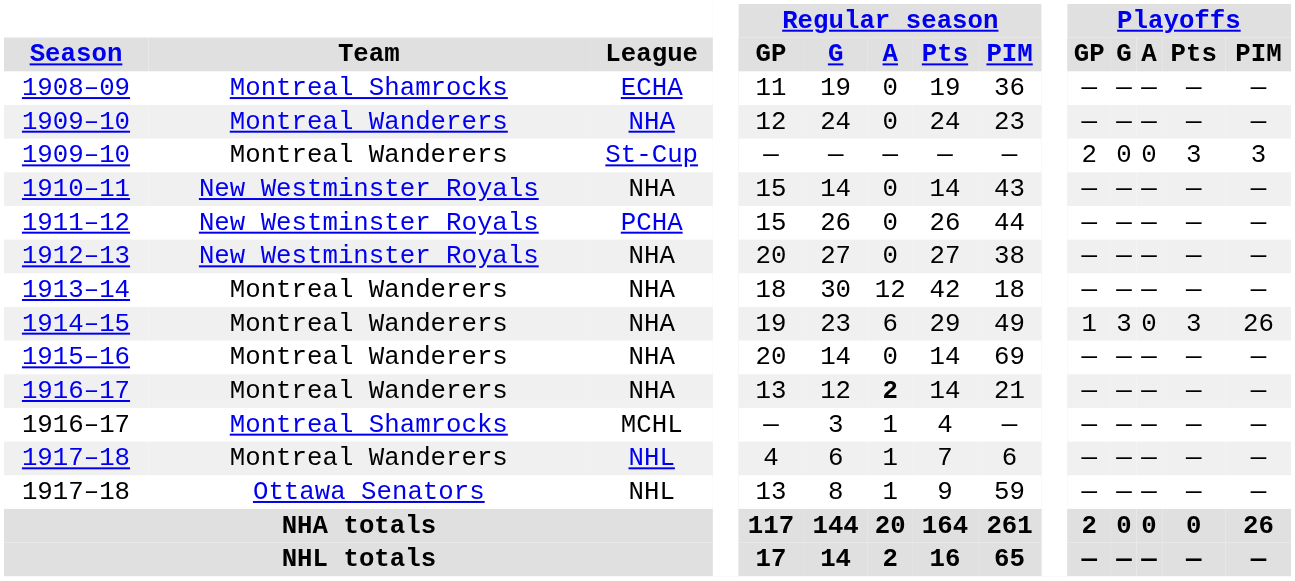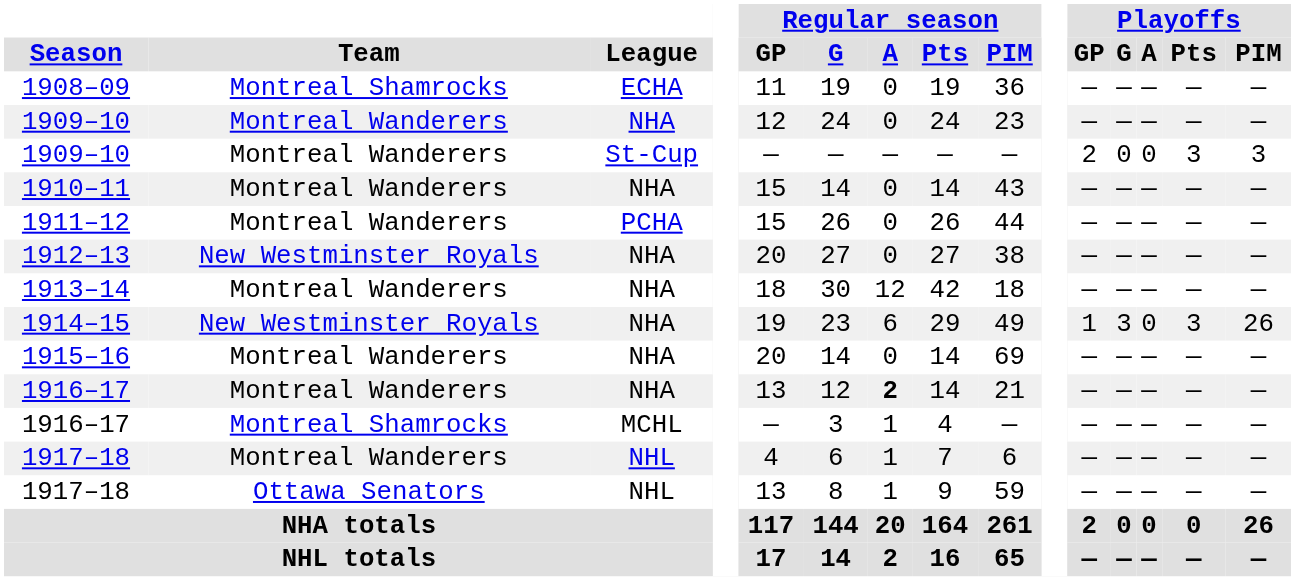(369, 189) New Westminster Royals -> (369, 189) Montreal Wanderers
(369, 223) New Westminster Royals -> (369, 223) Montreal Wanderers
(369, 324) Montreal Wanderers -> (369, 324) New Westminster Royals
